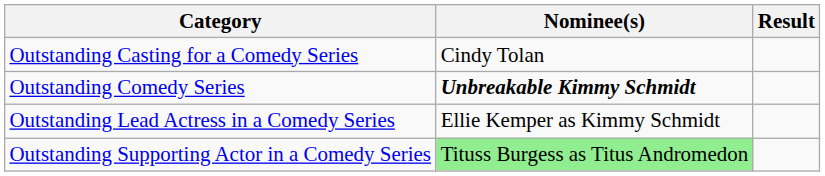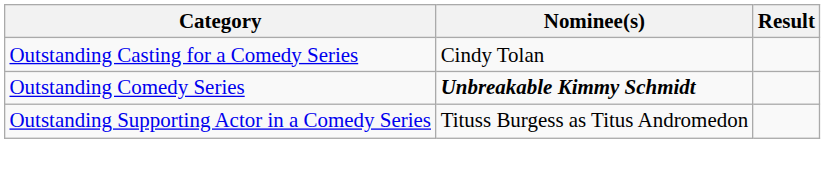- row: (202, 120)
(594, 154) lightgreen background -> (594, 120) no background
